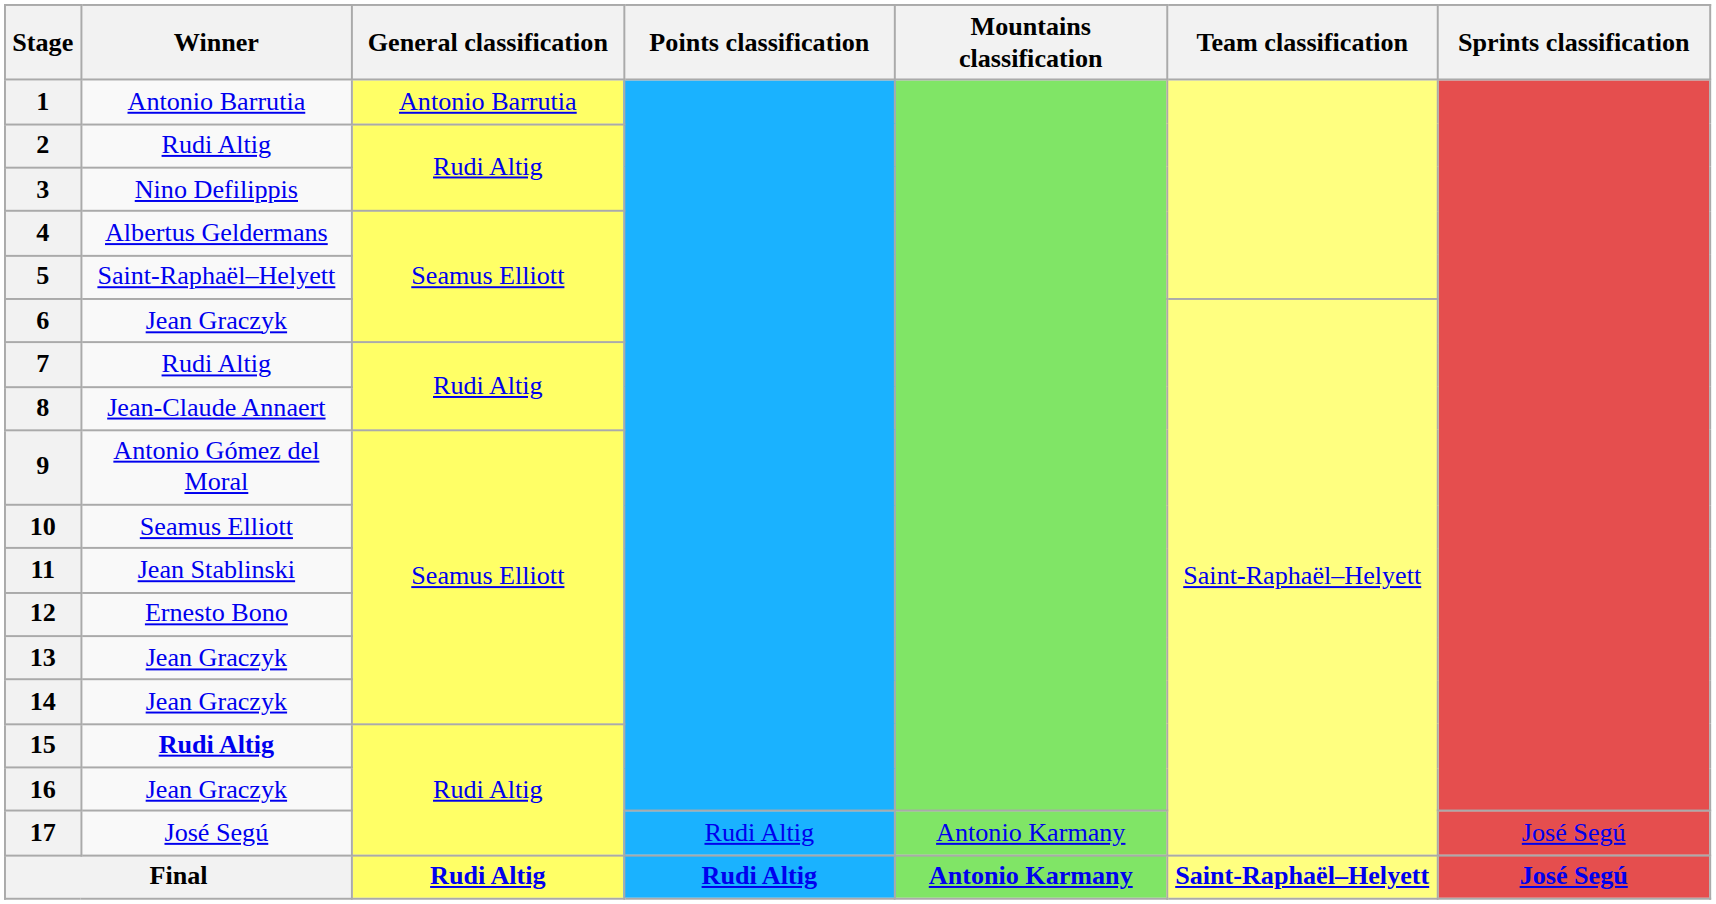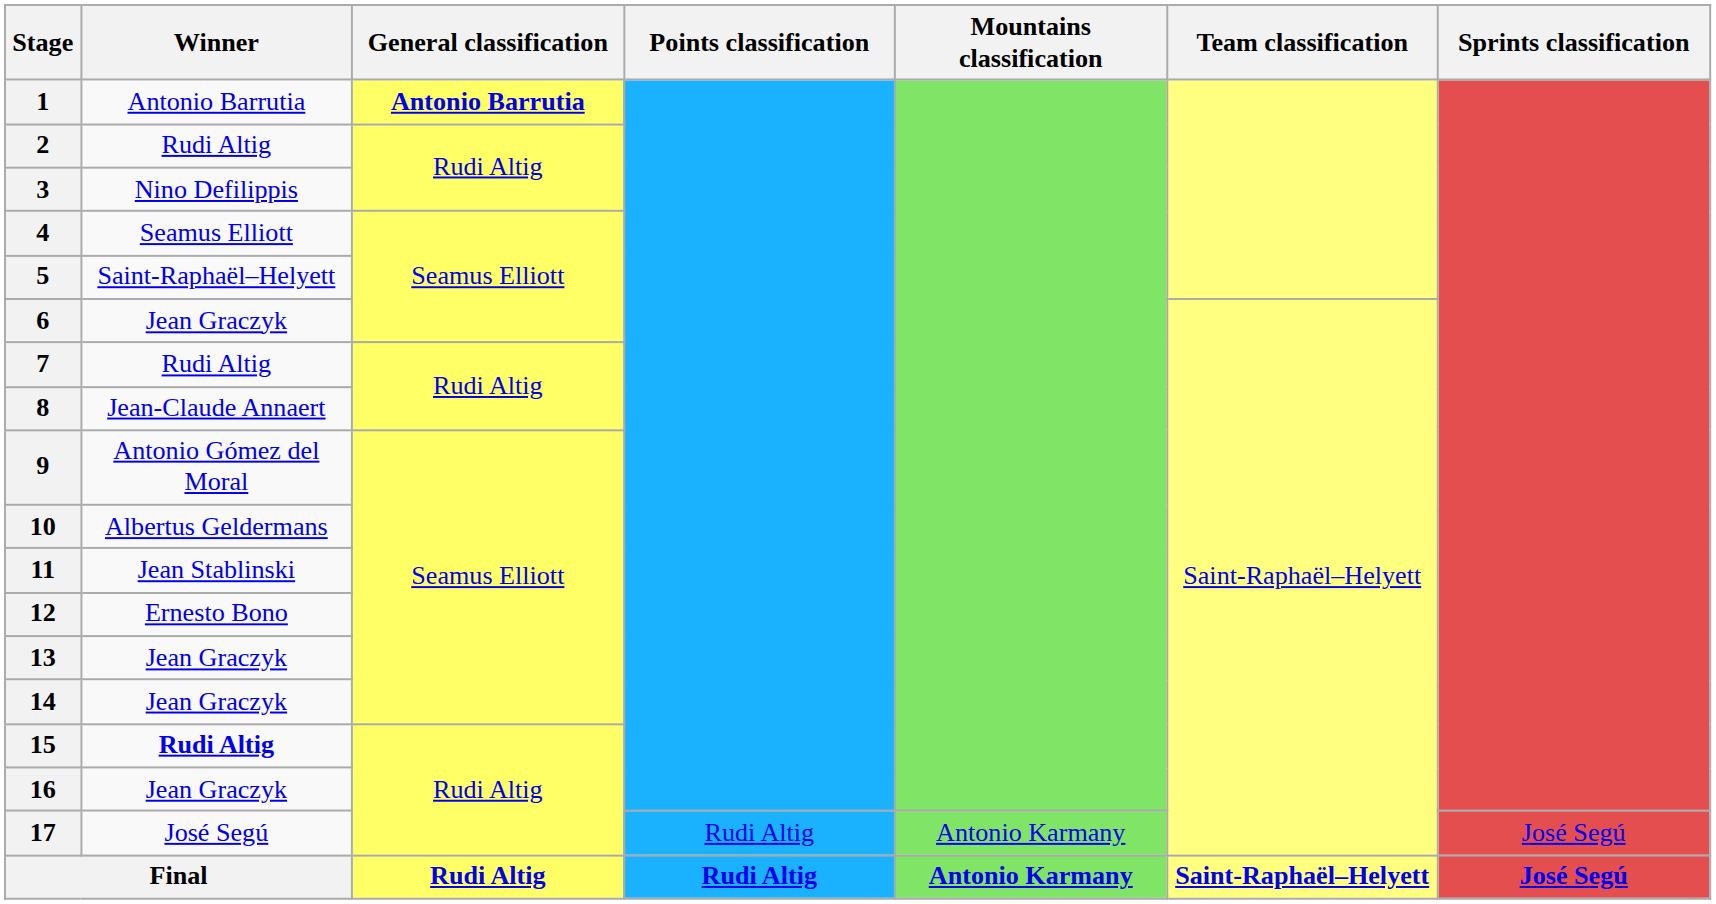(488, 101) normal -> (488, 101) bold
(216, 232) Albertus Geldermans -> (216, 232) Seamus Elliott
(216, 526) Seamus Elliott -> (216, 526) Albertus Geldermans
